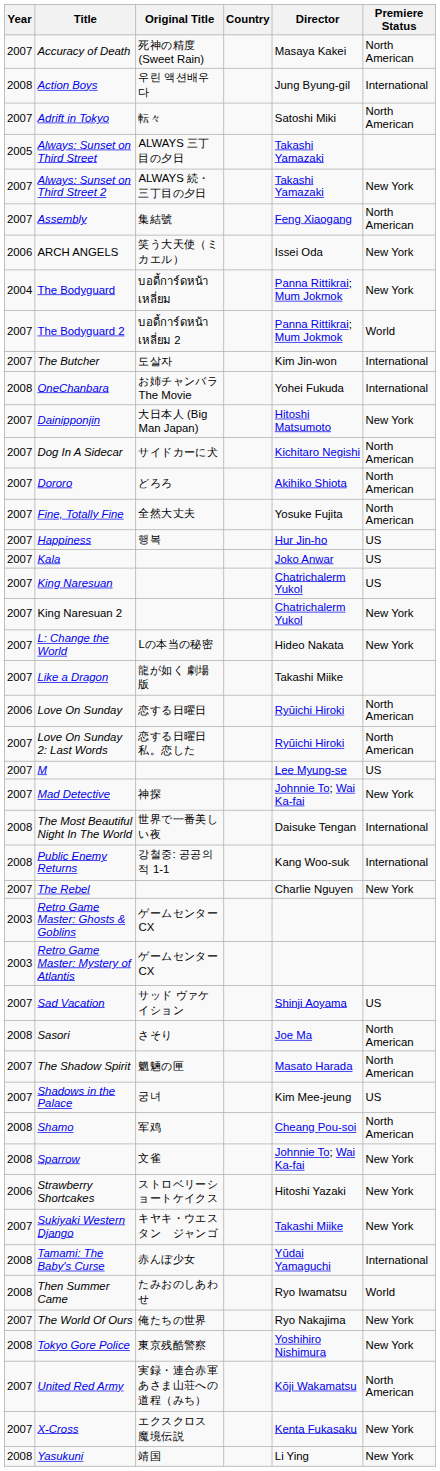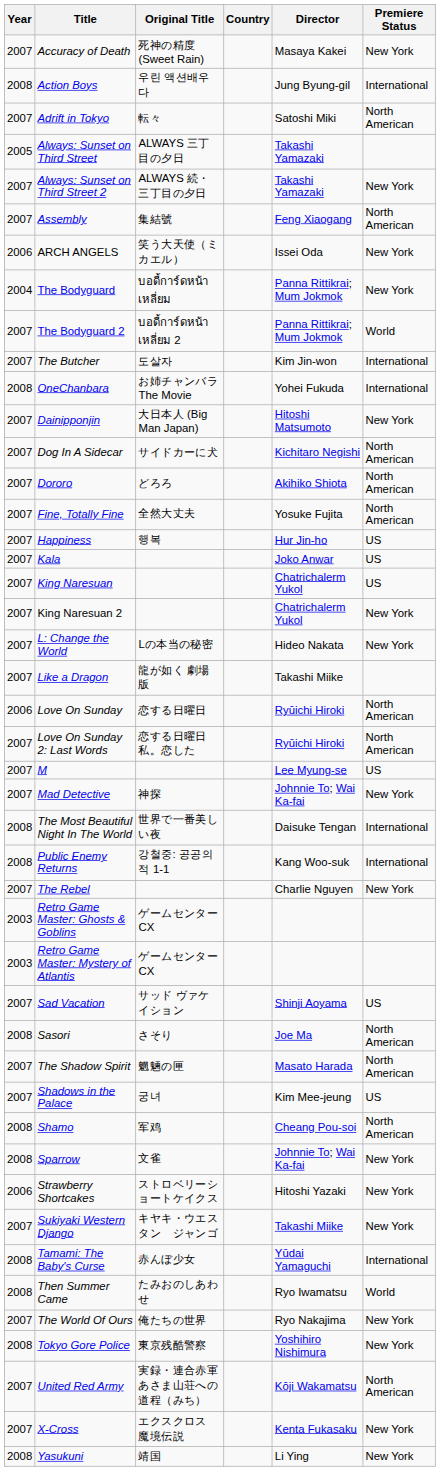(390, 51) North American -> (390, 51) New York
